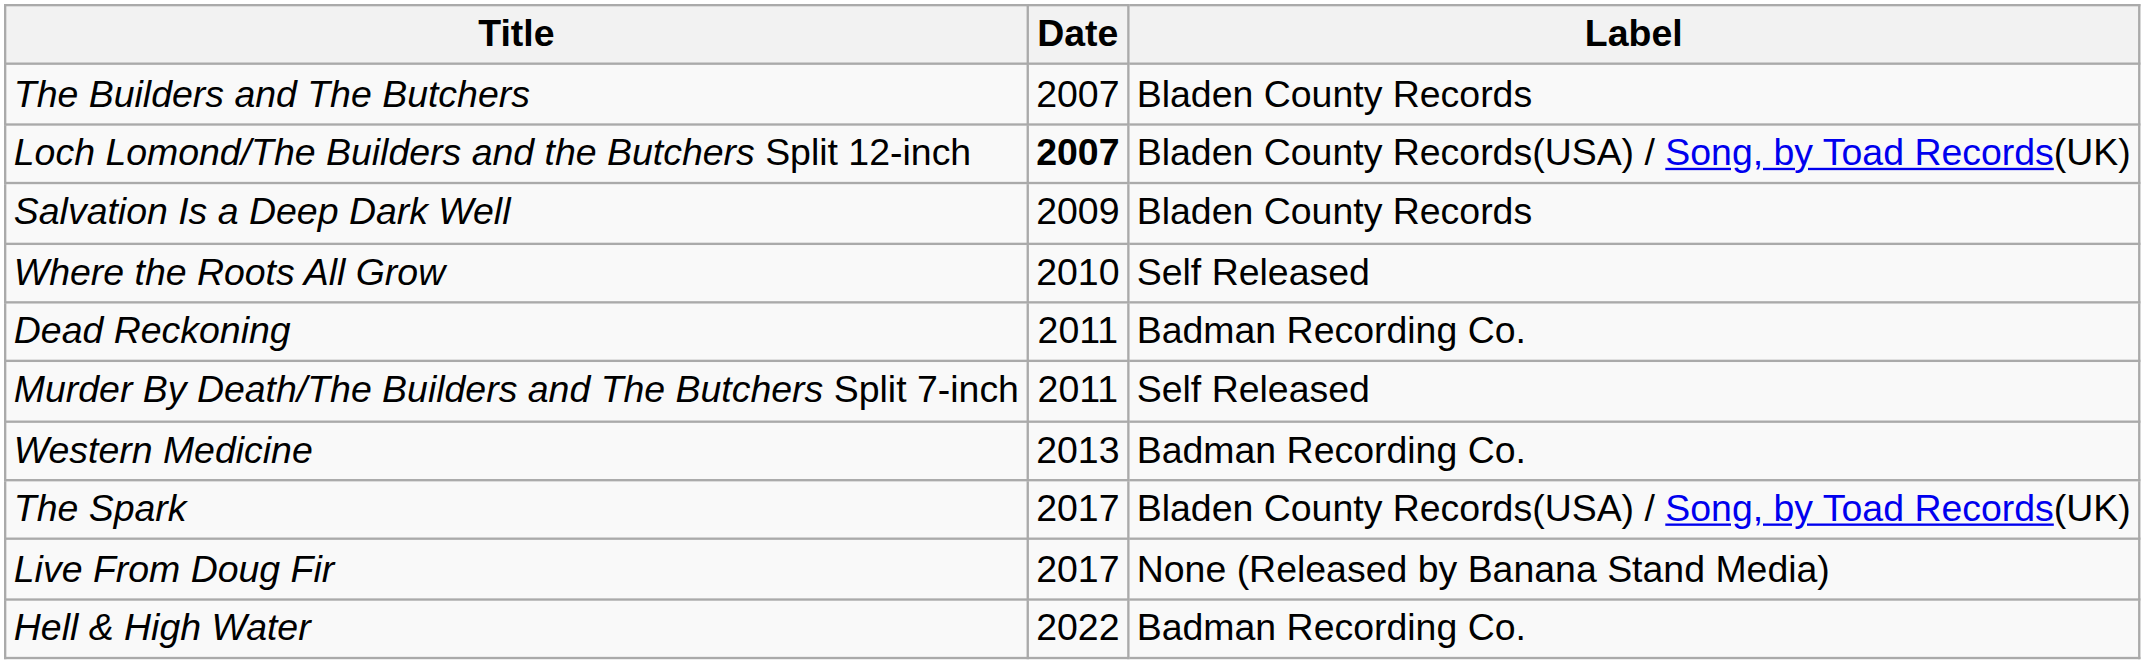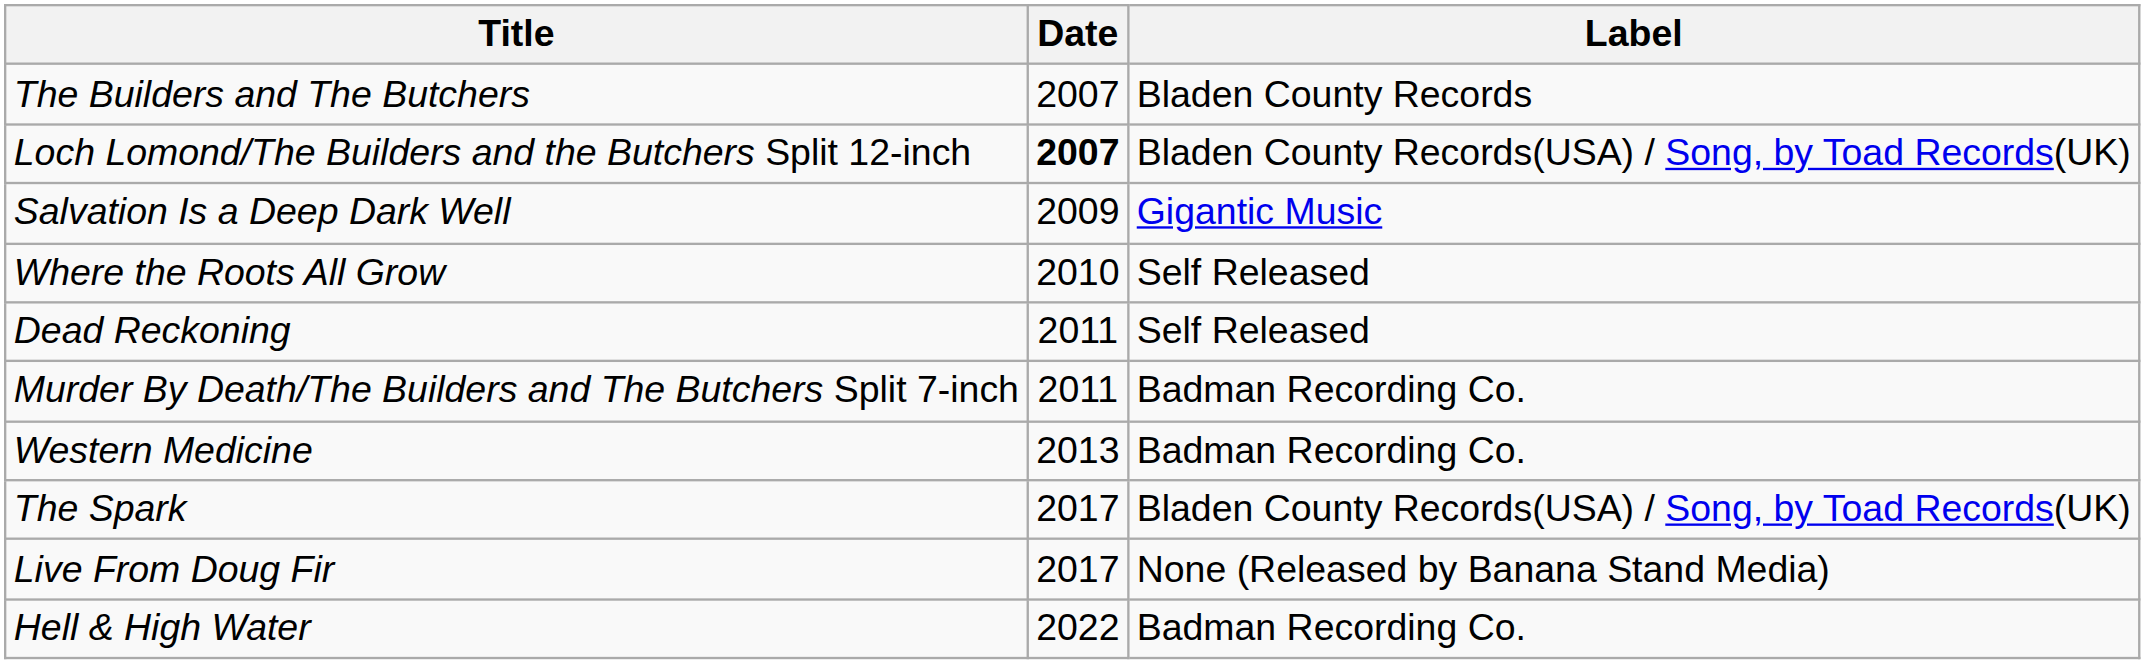(1334, 212) Bladen County Records -> (1260, 212) Gigantic Music
(1331, 331) Badman Recording Co. -> (1253, 331) Self Released
(1253, 390) Self Released -> (1331, 390) Badman Recording Co.
